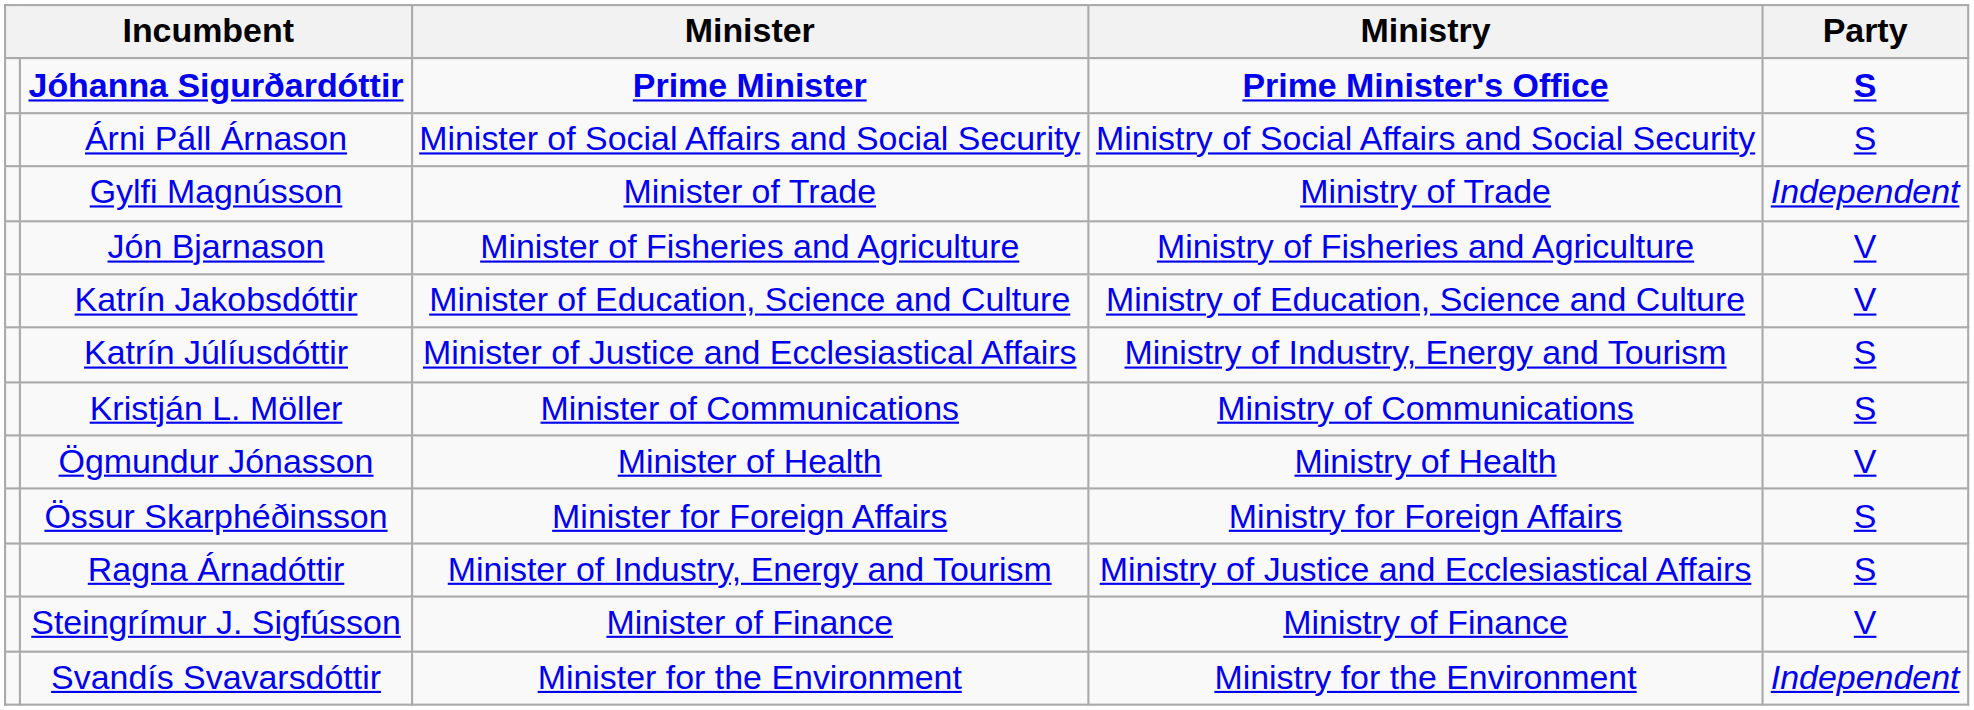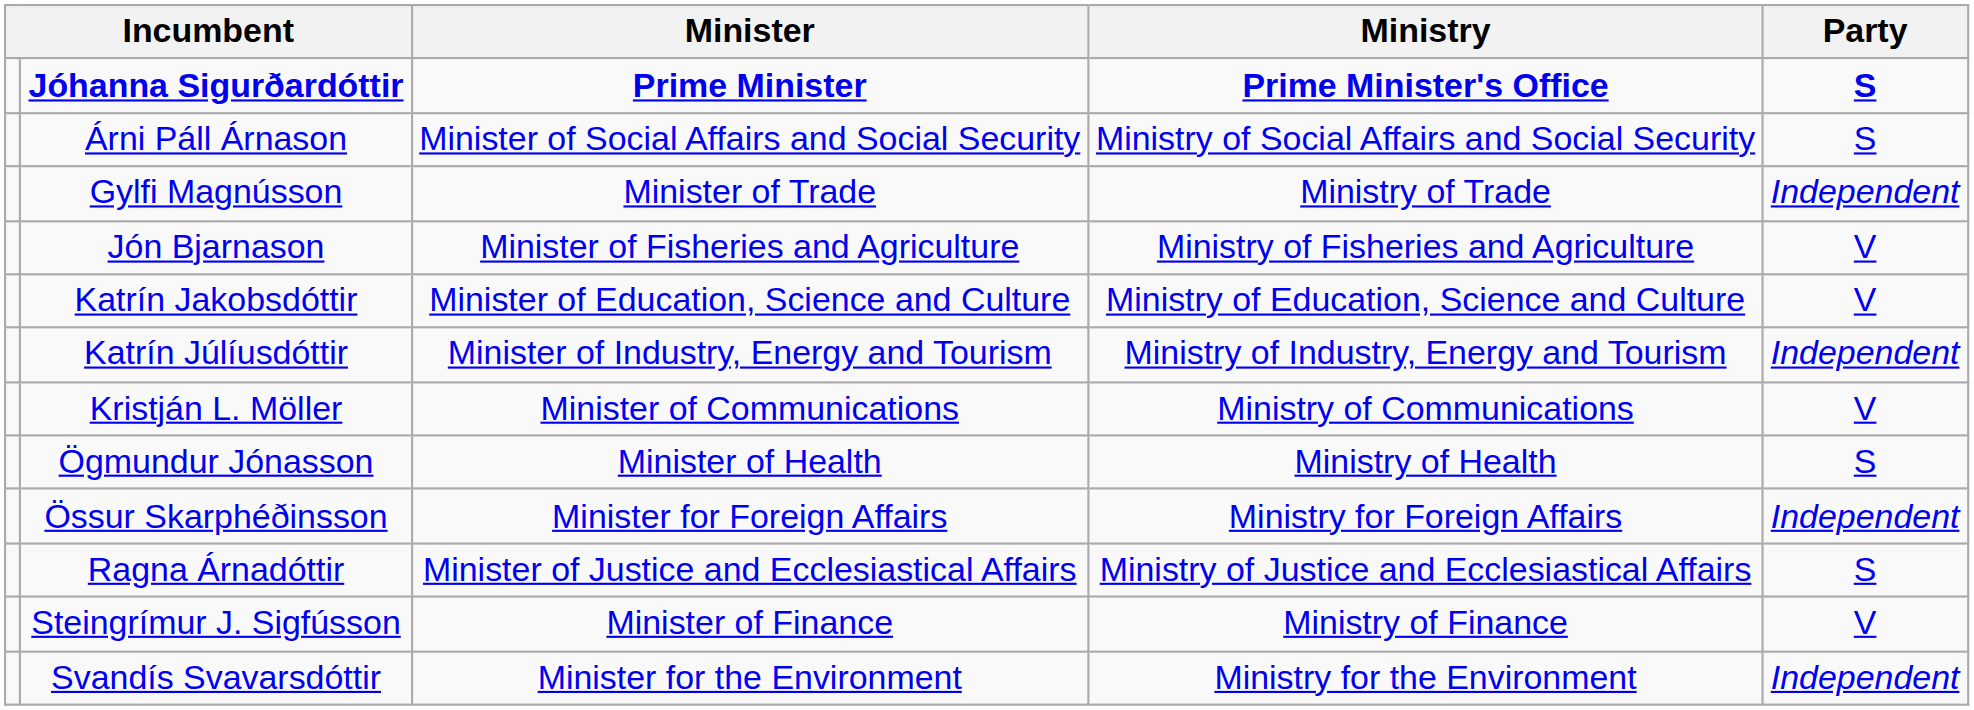(750, 354) Minister of Justice and Ecclesiastical Affairs -> (750, 354) Minister of Industry, Energy and Tourism
(1865, 354) S -> (1865, 354) Independent
(1865, 407) S -> (1865, 407) V
(1865, 461) V -> (1865, 461) S
(1865, 515) S -> (1865, 515) Independent
(750, 569) Minister of Industry, Energy and Tourism -> (750, 569) Minister of Justice and Ecclesiastical Affairs
